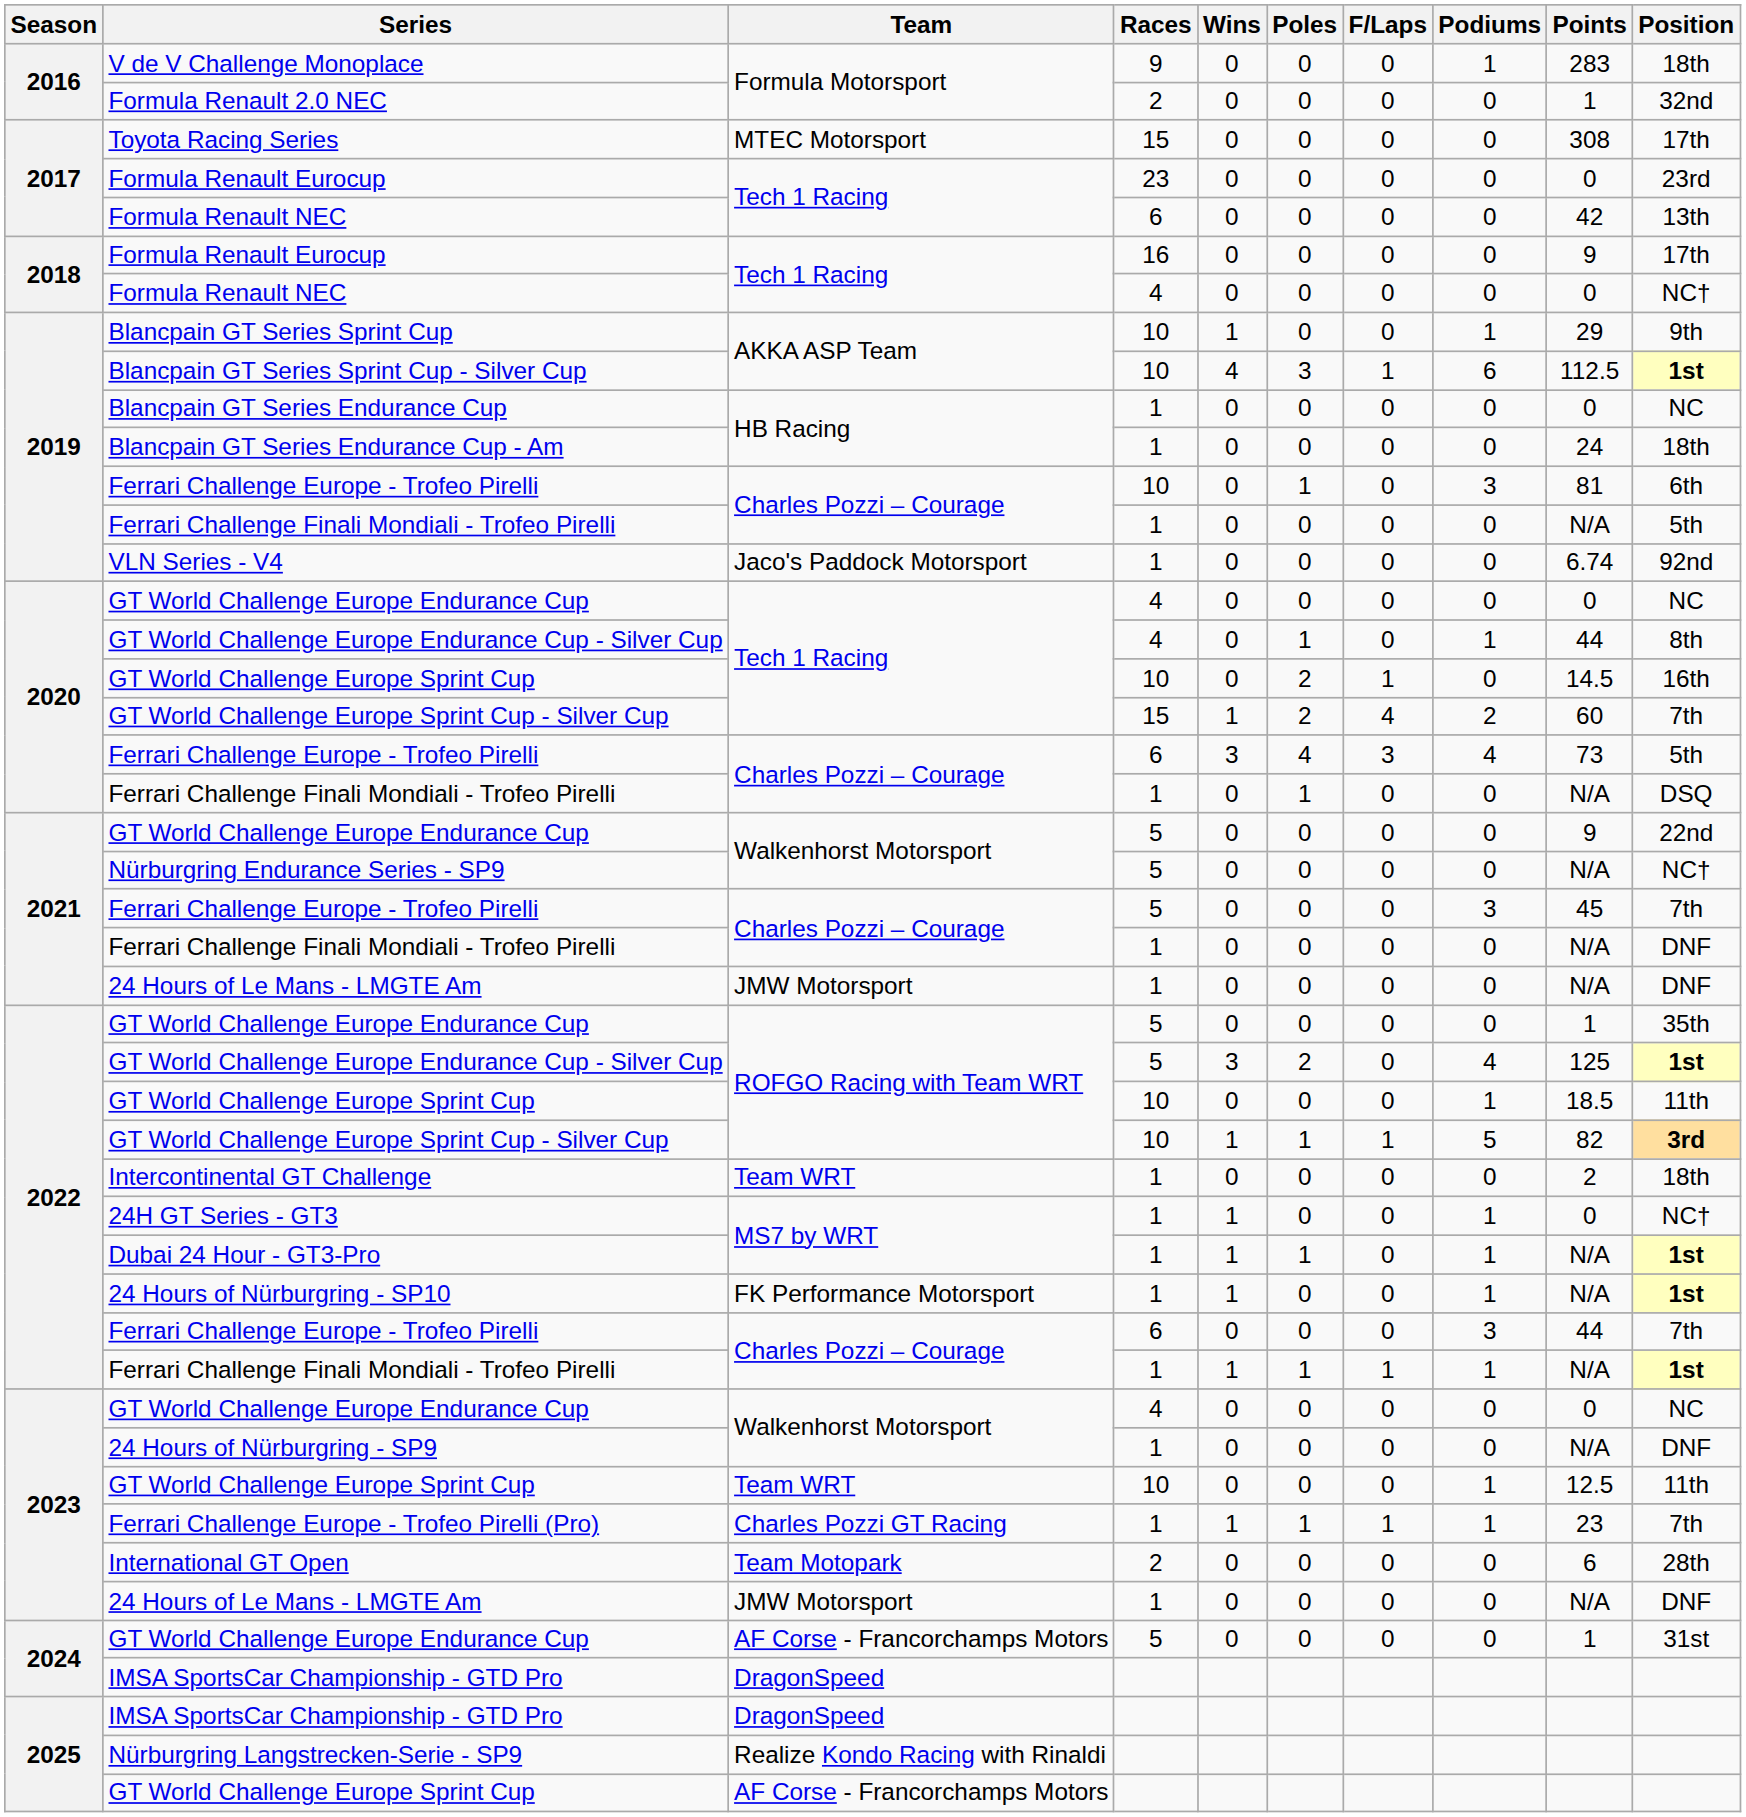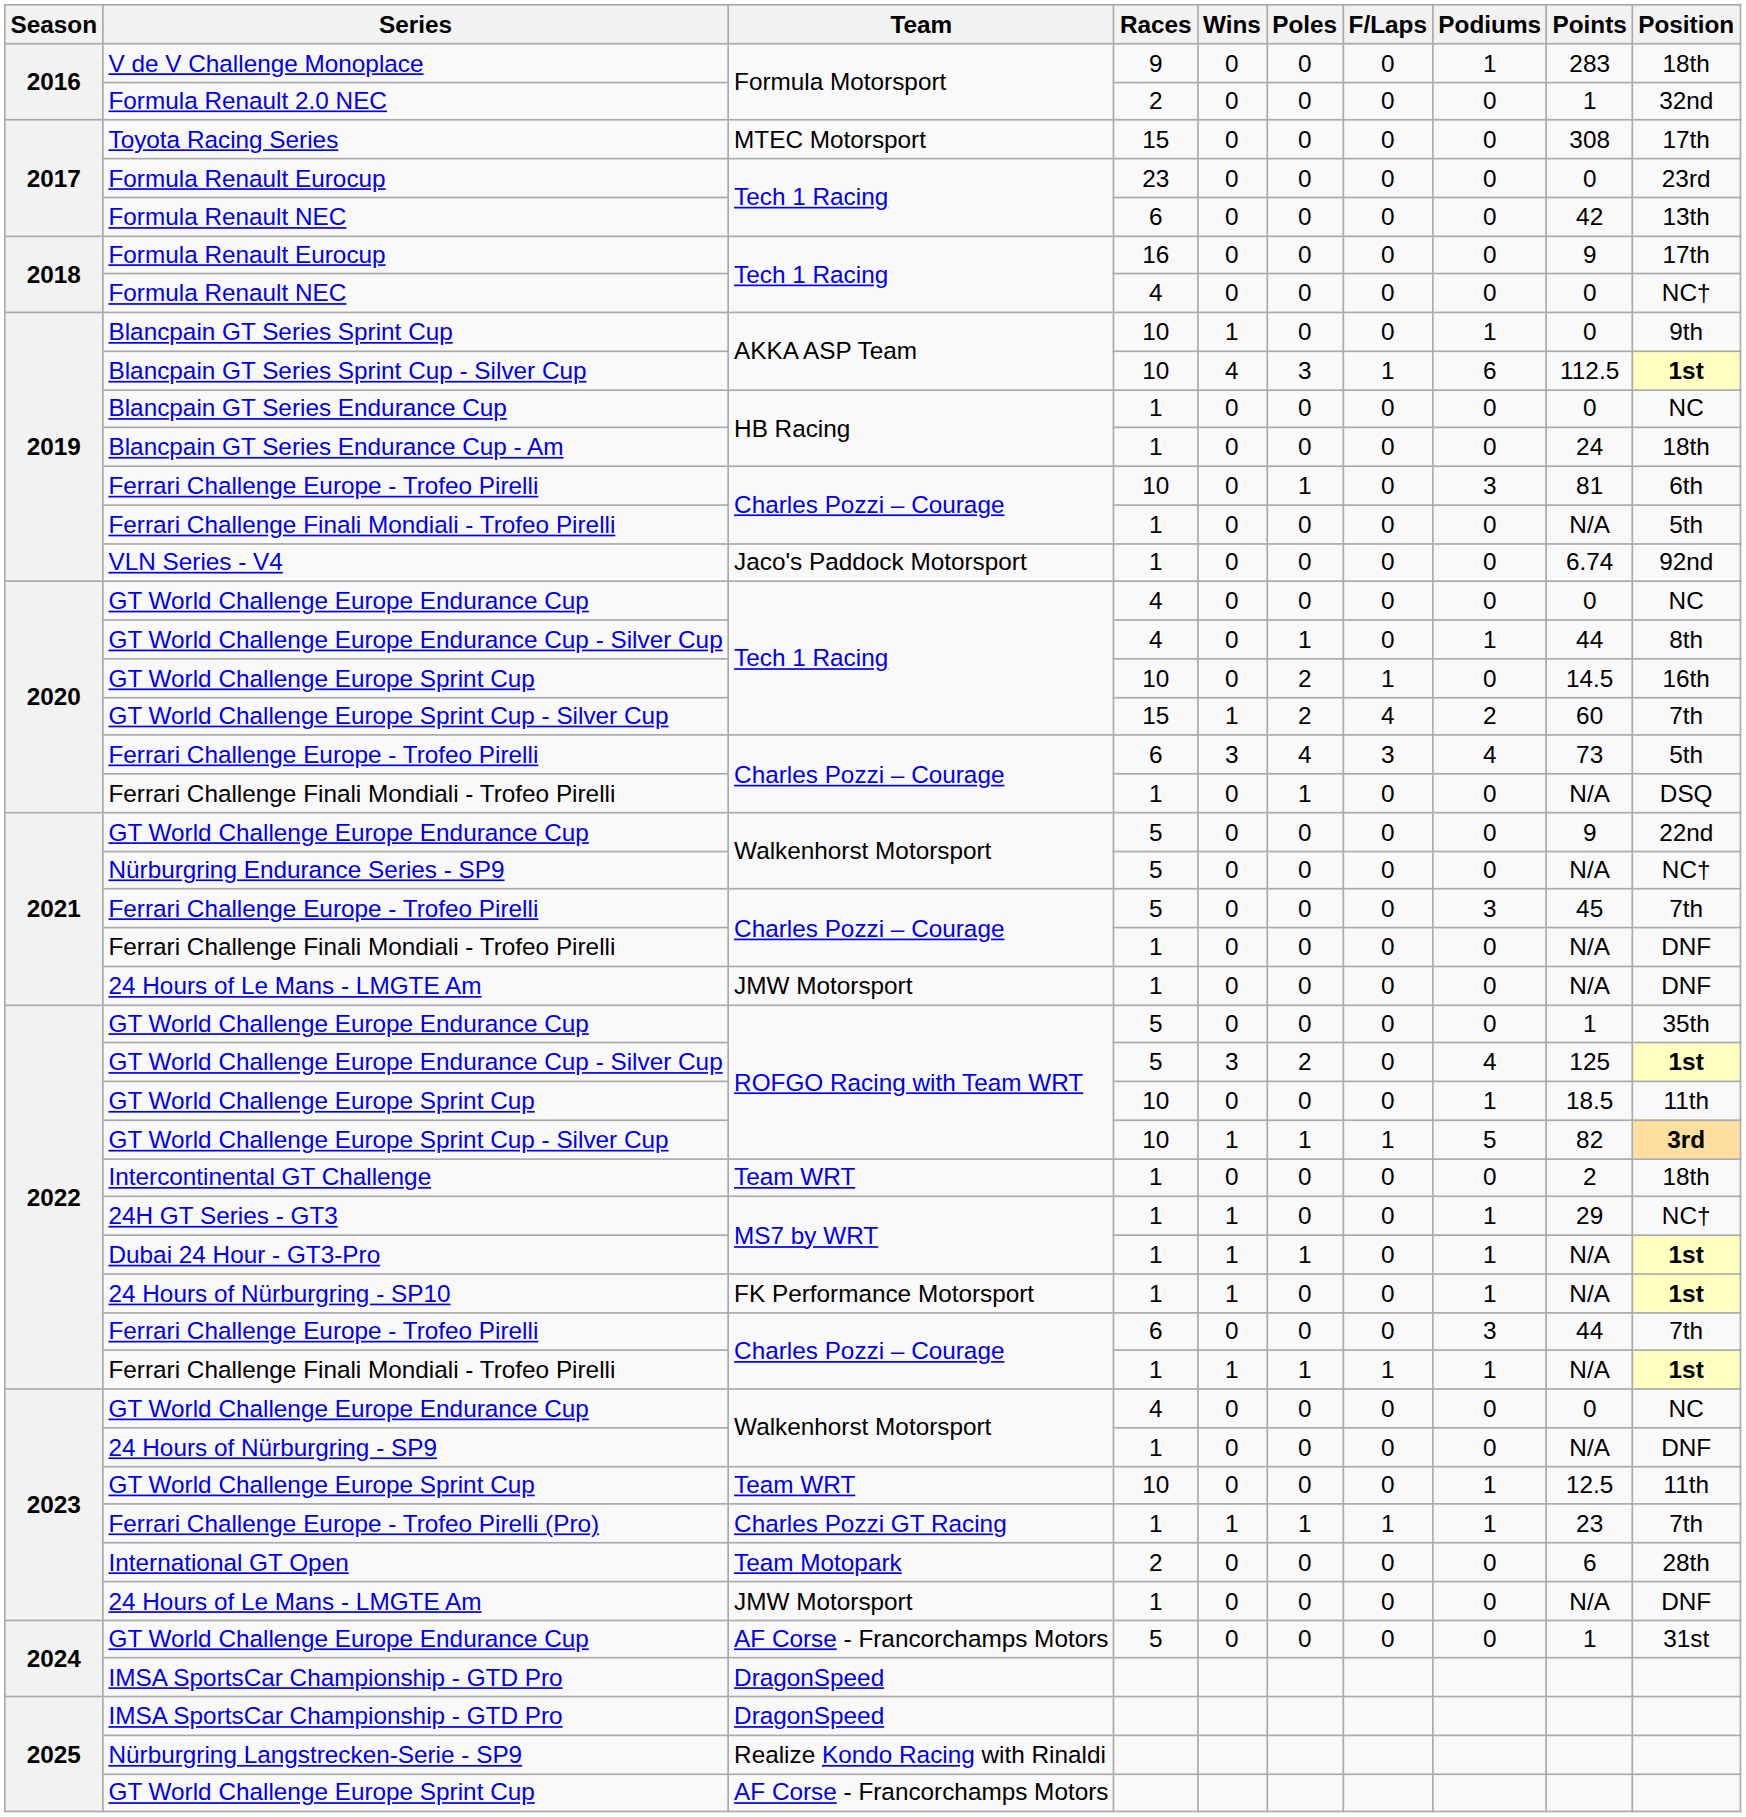(1590, 332) 29 -> (1590, 332) 0
(1590, 1216) 0 -> (1590, 1216) 29
